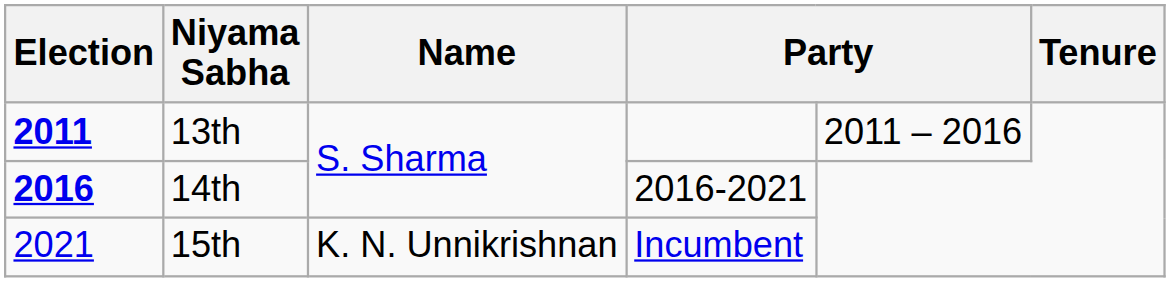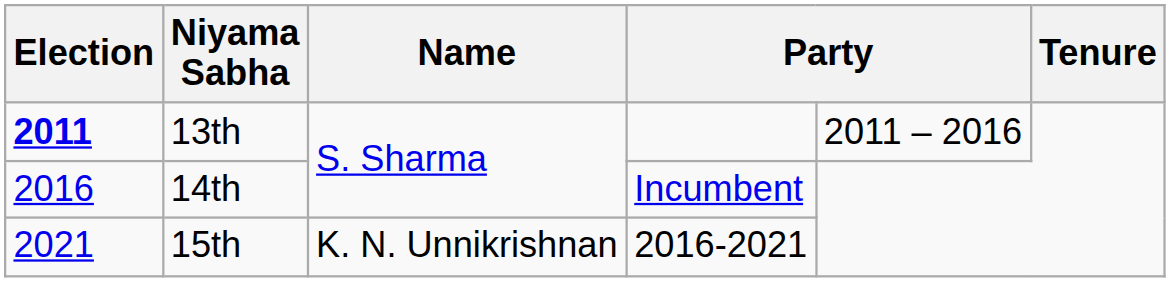(54, 188) bold -> (54, 188) normal
(721, 188) 2016-2021 -> (719, 188) Incumbent
(719, 245) Incumbent -> (721, 245) 2016-2021
